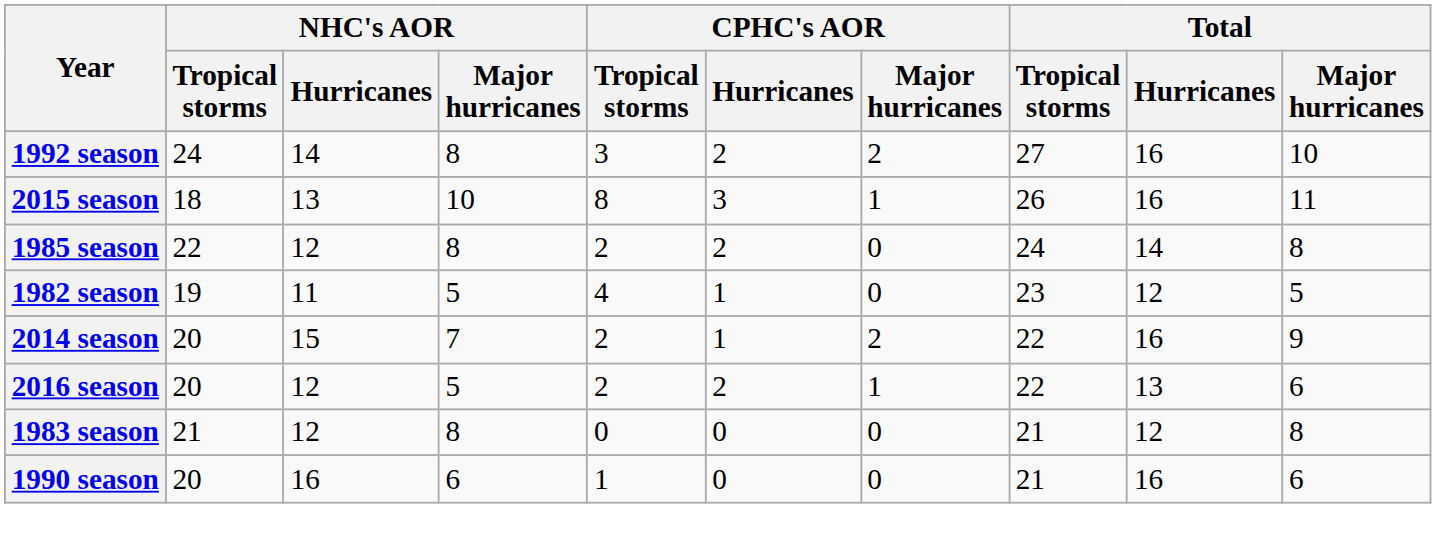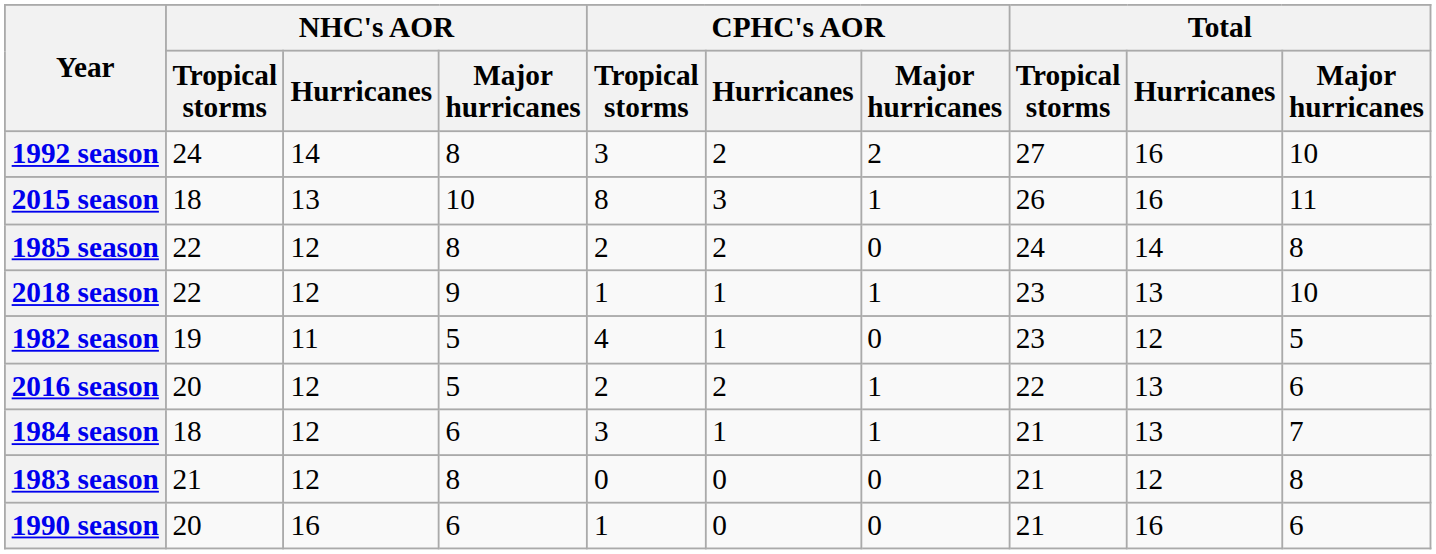+ row: (85, 292)
- row: (85, 339)
+ row: (85, 432)
